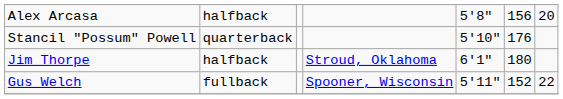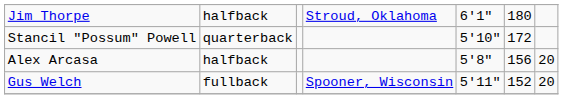rows swapped: (53, 16) <-> (49, 60)
(520, 38) 176 -> (520, 38) 172
(546, 82) 22 -> (546, 82) 20
